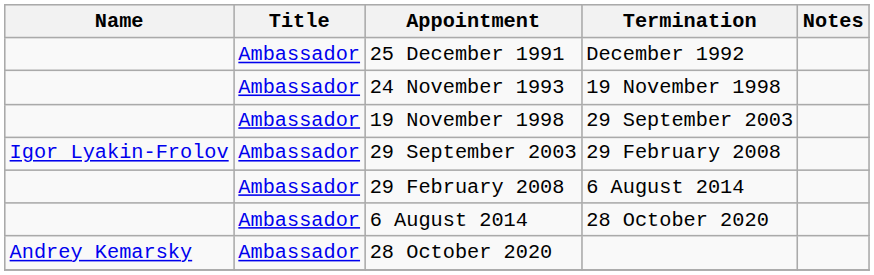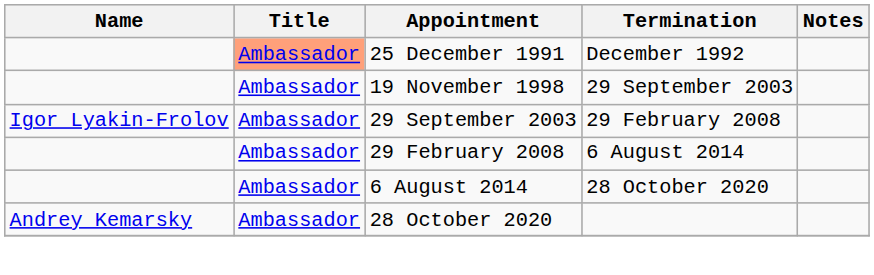(299, 54) no background -> (299, 54) lightsalmon background
- row: (467, 87)
